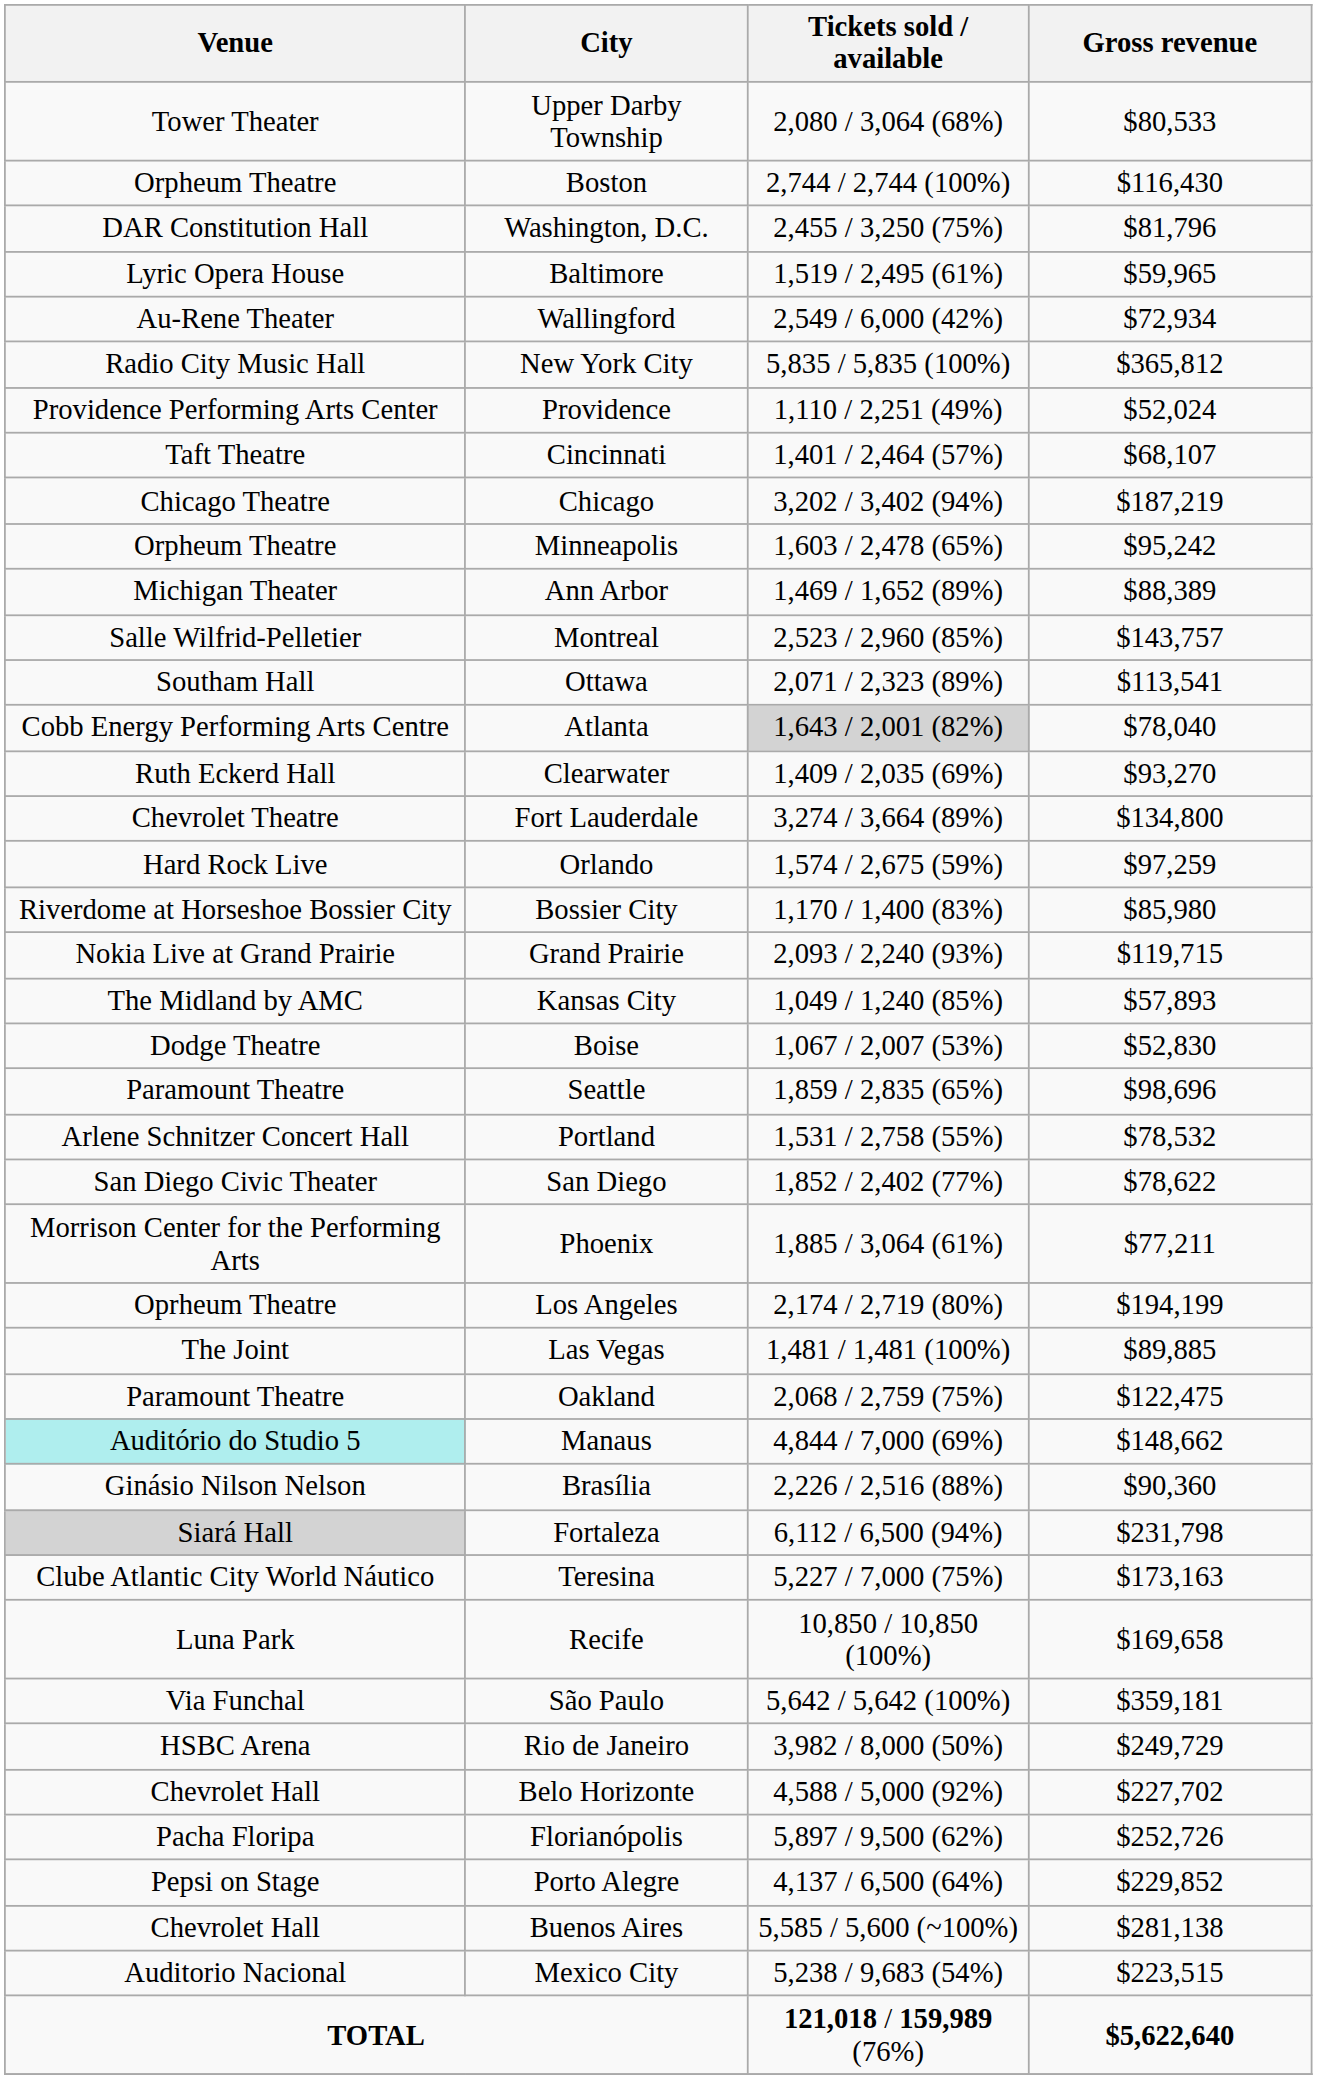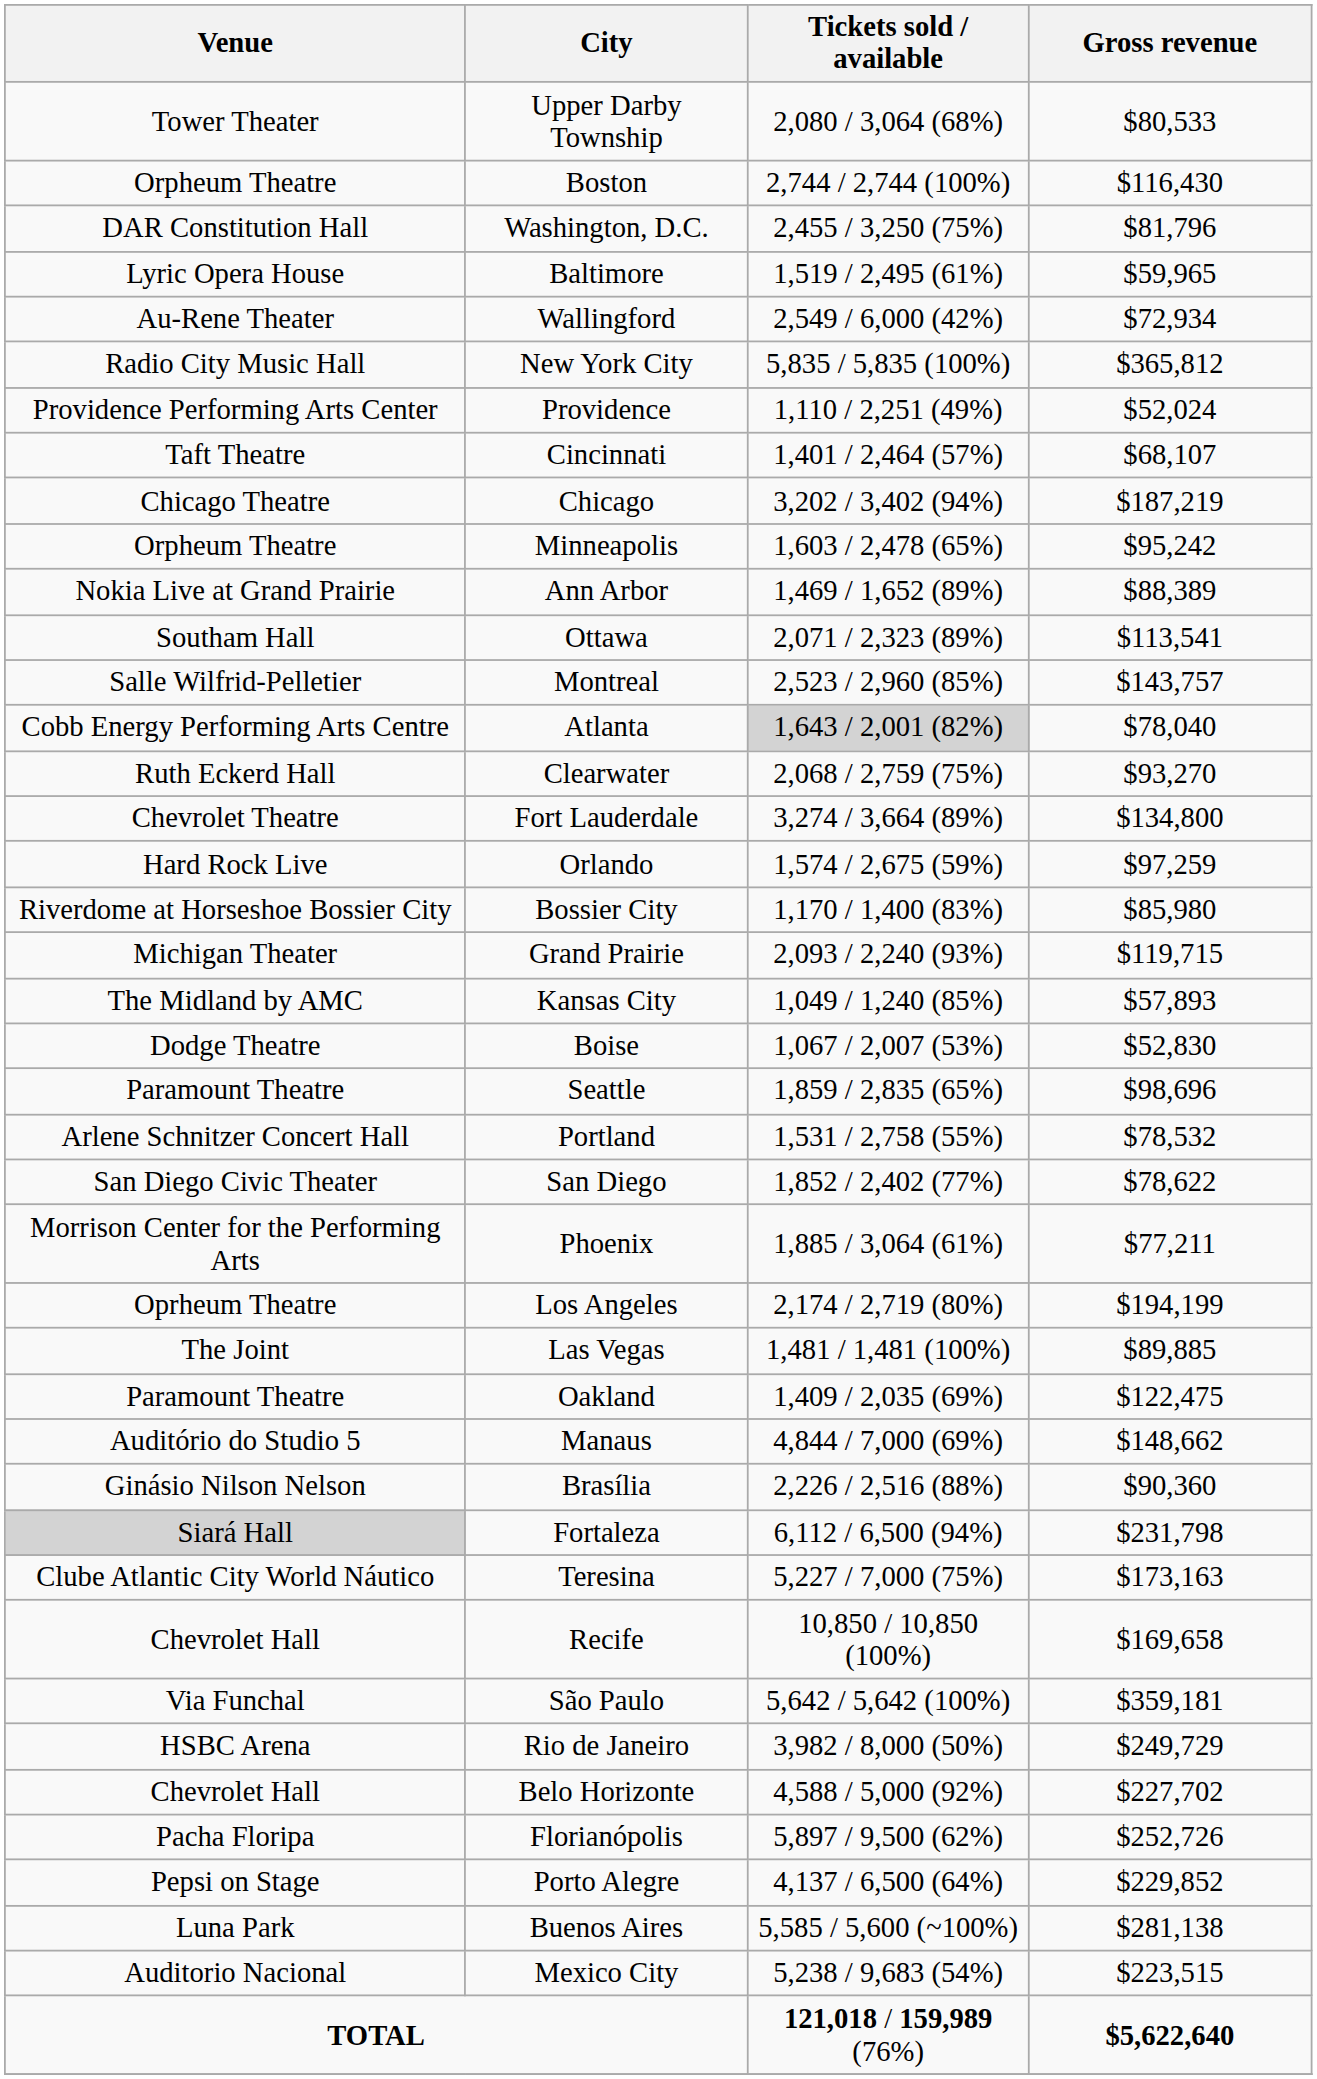(235, 591) Michigan Theater -> (235, 591) Nokia Live at Grand Prairie
rows swapped: (606, 636) <-> (606, 682)
(888, 772) 1,409 / 2,035 (69%) -> (888, 772) 2,068 / 2,759 (75%)
(235, 954) Nokia Live at Grand Prairie -> (235, 954) Michigan Theater
(888, 1395) 2,068 / 2,759 (75%) -> (888, 1395) 1,409 / 2,035 (69%)
(235, 1441) paleturquoise background -> (235, 1441) no background
(235, 1638) Luna Park -> (235, 1638) Chevrolet Hall
(235, 1927) Chevrolet Hall -> (235, 1927) Luna Park
